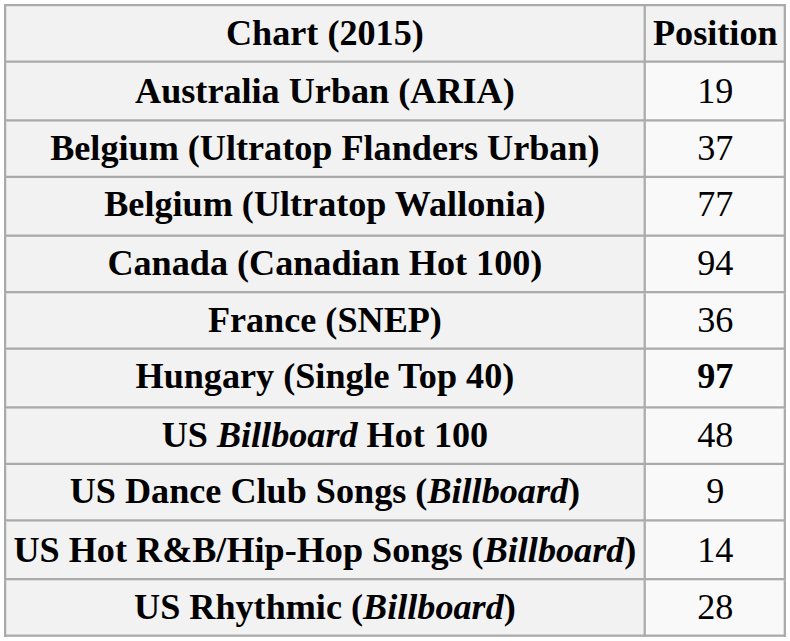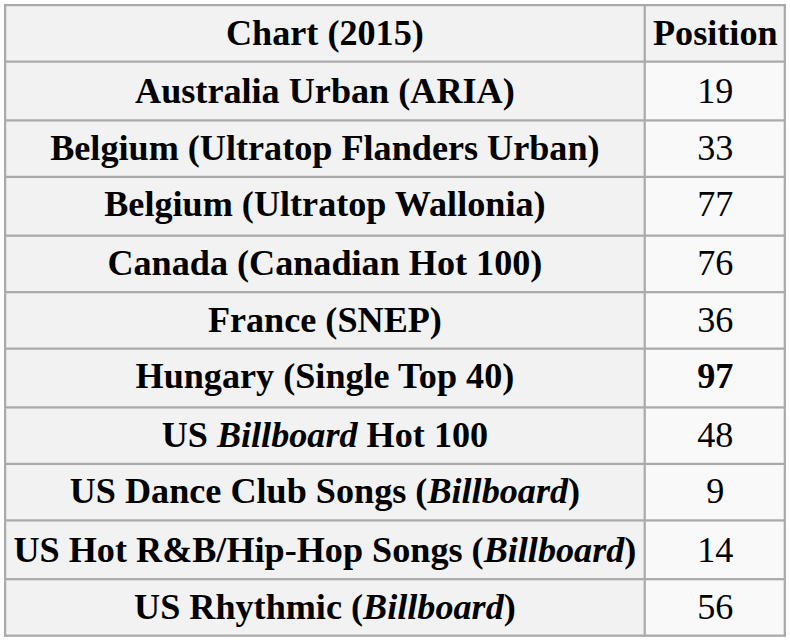(715, 147) 37 -> (715, 147) 33
(715, 262) 94 -> (715, 262) 76
(715, 606) 28 -> (715, 606) 56
